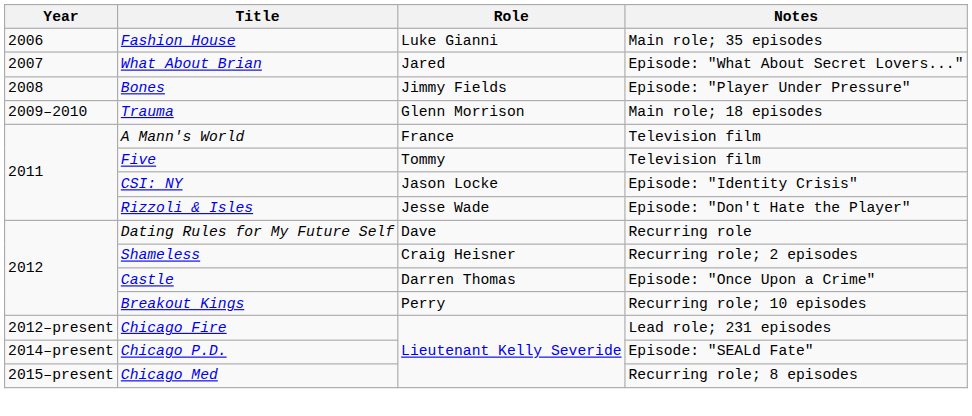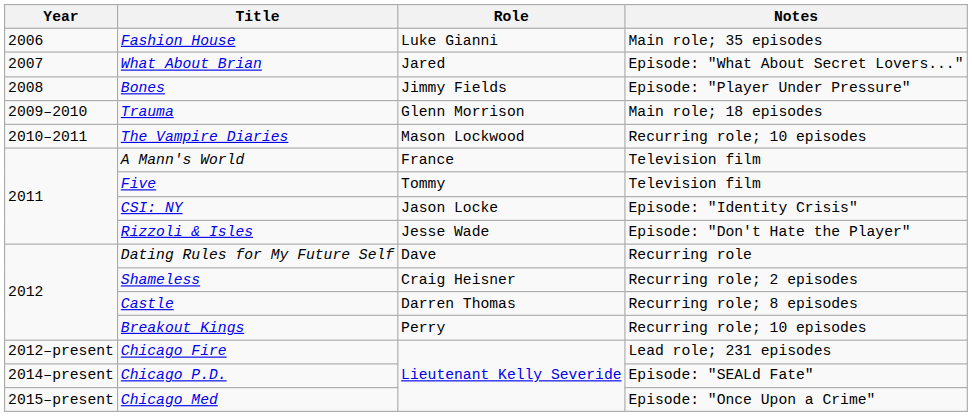+ row: (205, 136)
(752, 280) Episode: "Once Upon a Crime" -> (743, 304) Recurring role; 8 episodes
(743, 376) Recurring role; 8 episodes -> (752, 400) Episode: "Once Upon a Crime"
